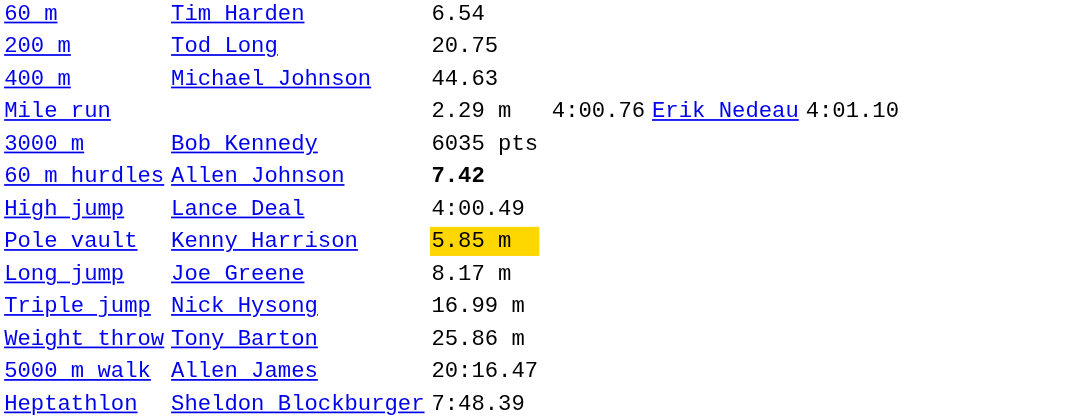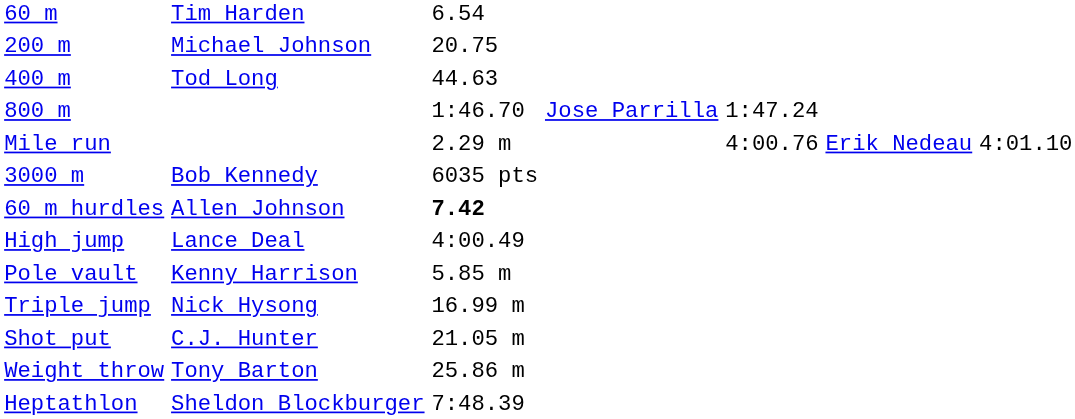(224, 46) Tod Long -> (271, 46) Michael Johnson
(271, 79) Michael Johnson -> (224, 79) Tod Long
+ row: (37, 111)
(471, 241) gold background -> (471, 274) no background
- row: (64, 274)
+ row: (58, 339)
- row: (78, 371)
